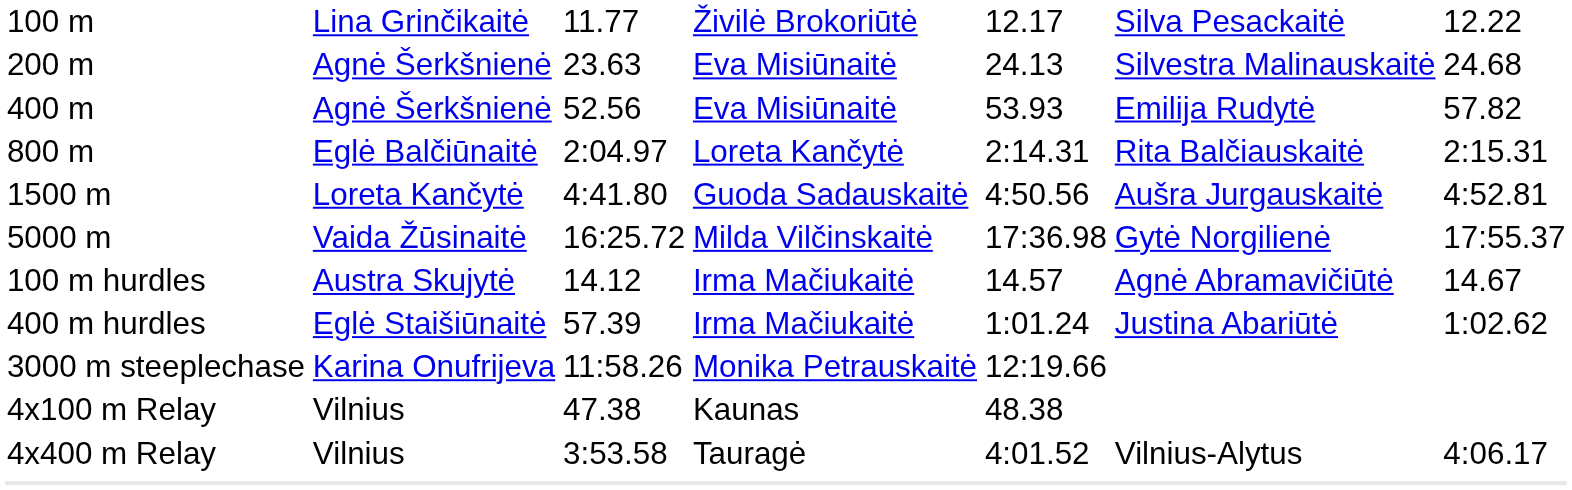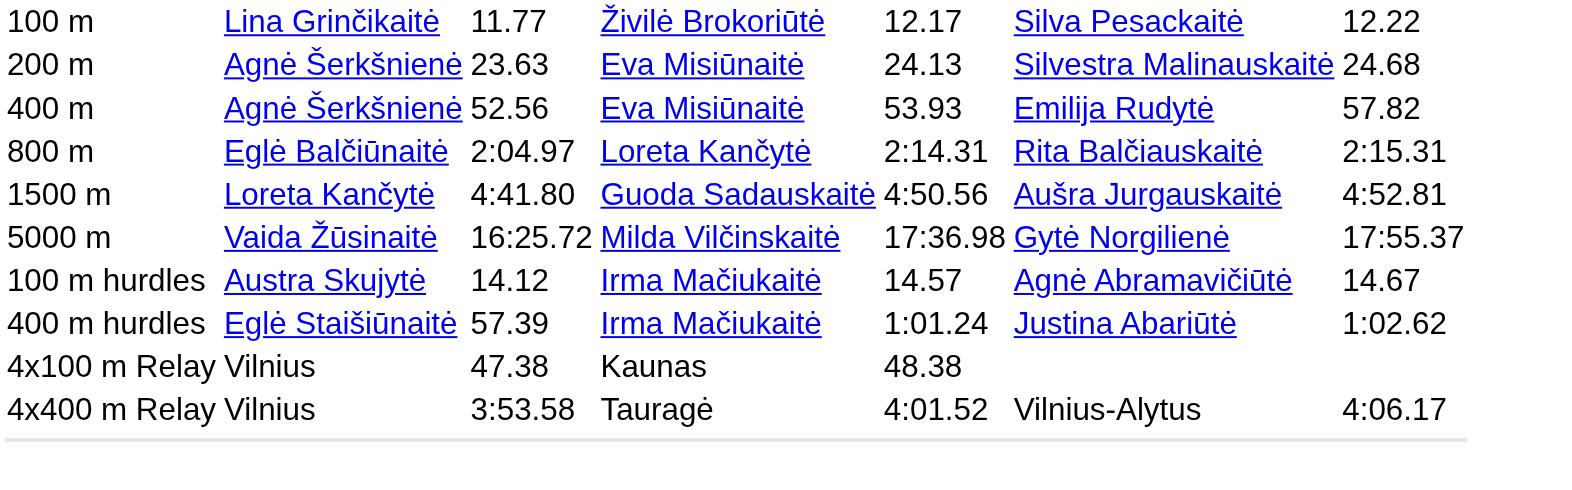- row: (156, 366)
